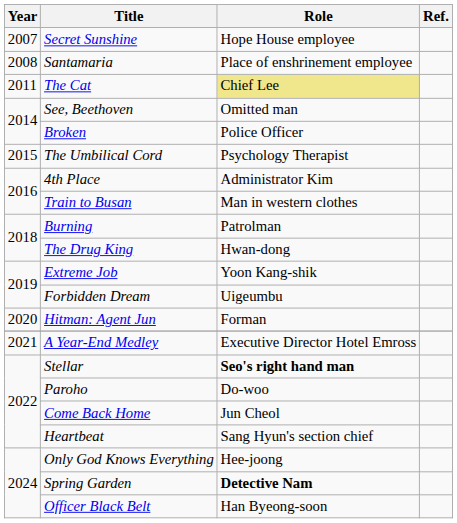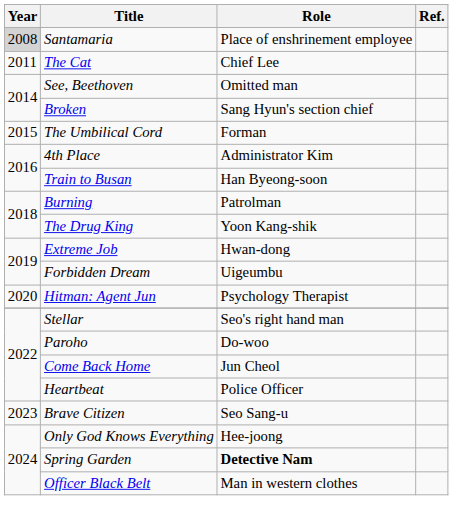- row: (91, 39)
(23, 62) no background -> (23, 39) lightgrey background
(250, 86) khaki background -> (250, 62) no background
(262, 132) Police Officer -> (297, 109) Sang Hyun's section chief
(284, 156) Psychology Therapist -> (243, 132) Forman
(289, 202) Man in western clothes -> (274, 179) Han Byeong-soon
(255, 249) Hwan-dong -> (269, 226) Yoon Kang-shik
(269, 272) Yoon Kang-shik -> (255, 249) Hwan-dong
(243, 319) Forman -> (284, 296) Psychology Therapist
- row: (101, 343)
(287, 366) bold -> (282, 319) normal
(297, 436) Sang Hyun's section chief -> (262, 389) Police Officer
+ row: (84, 413)
(274, 506) Han Byeong-soon -> (289, 483) Man in western clothes
